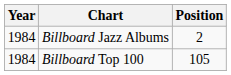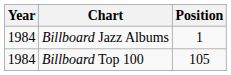(199, 37) 2 -> (199, 37) 1
